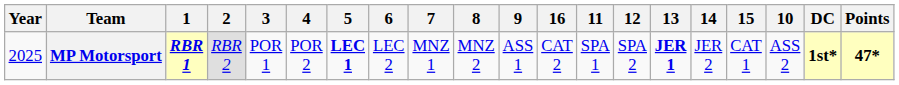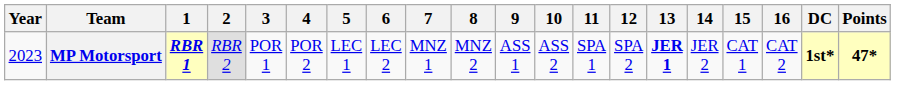columns swapped: (785, 17) <-> (557, 17)
(25, 55) 2025 -> (25, 55) 2023
(348, 55) bold -> (346, 55) normal
